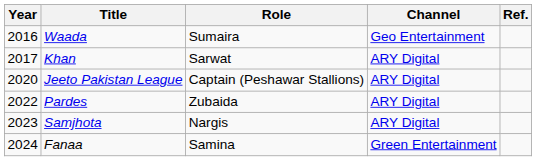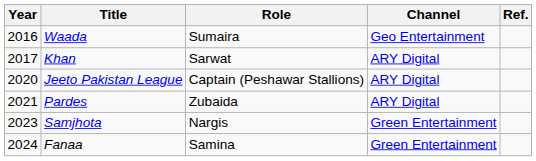(23, 101) 2022 -> (23, 101) 2021
(405, 123) ARY Digital -> (434, 123) Green Entertainment
